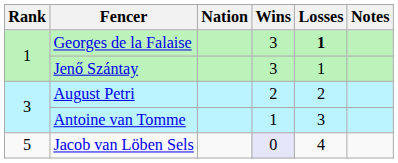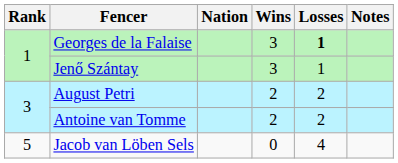(273, 119) 1 -> (273, 119) 2
(321, 119) 3 -> (321, 119) 2
(273, 145) lavender background -> (273, 145) no background
